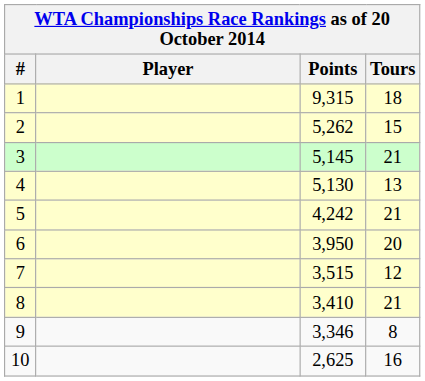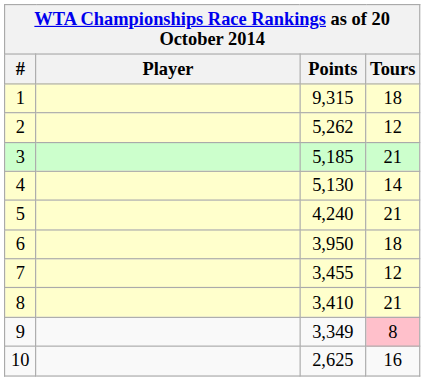(393, 127) 15 -> (393, 127) 12
(333, 156) 5,145 -> (333, 156) 5,185
(393, 185) 13 -> (393, 185) 14
(333, 214) 4,242 -> (333, 214) 4,240
(393, 244) 20 -> (393, 244) 18
(333, 273) 3,515 -> (333, 273) 3,455
(333, 331) 3,346 -> (333, 331) 3,349
(393, 331) no background -> (393, 331) pink background
